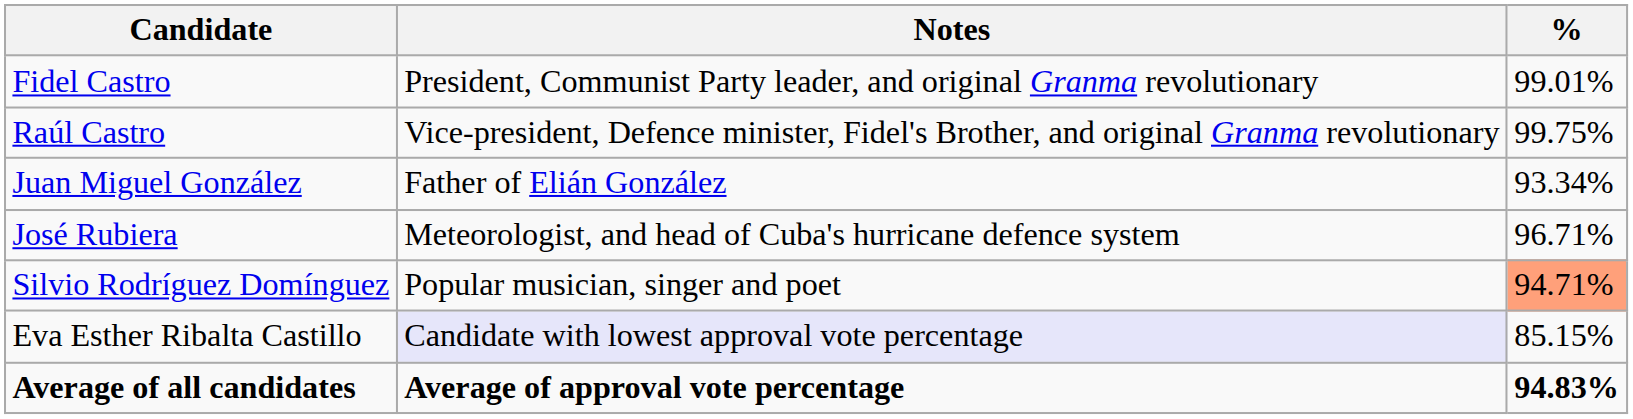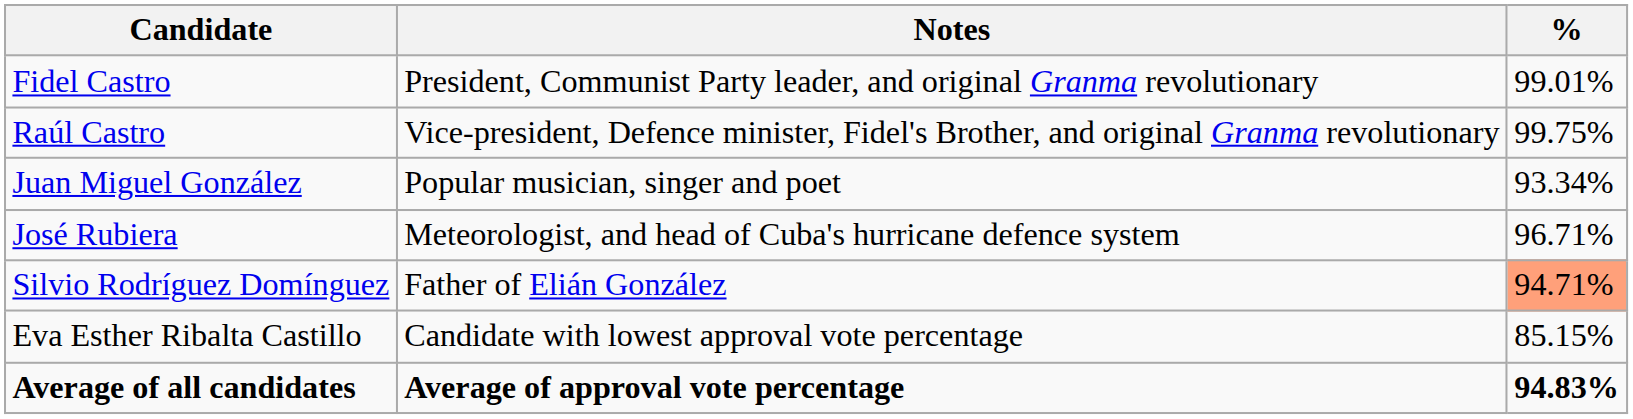(565, 183) Father of Elián González -> (623, 183) Popular musician, singer and poet
(623, 285) Popular musician, singer and poet -> (565, 285) Father of Elián González
(714, 336) lavender background -> (714, 336) no background
